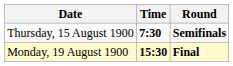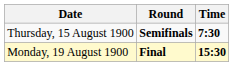columns swapped: (153, 14) <-> (199, 14)
